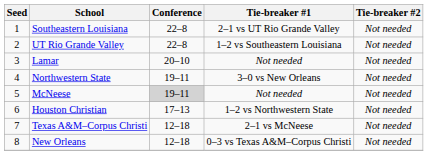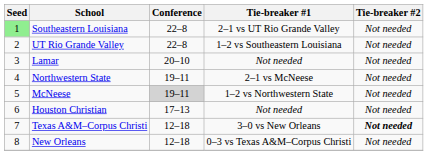(17, 28) no background -> (17, 28) lightgreen background
(279, 77) 3–0 vs New Orleans -> (279, 77) 2–1 vs McNeese
(279, 93) Not needed -> (279, 93) 1–2 vs Northwestern State
(279, 110) 1–2 vs Northwestern State -> (279, 110) Not needed
(279, 126) 2–1 vs McNeese -> (279, 126) 3–0 vs New Orleans
(388, 126) normal -> (388, 126) bold
